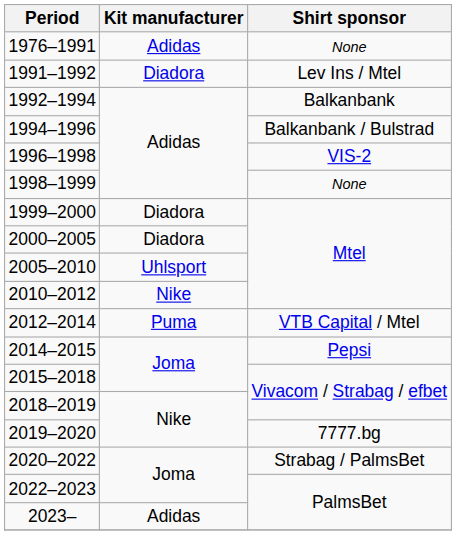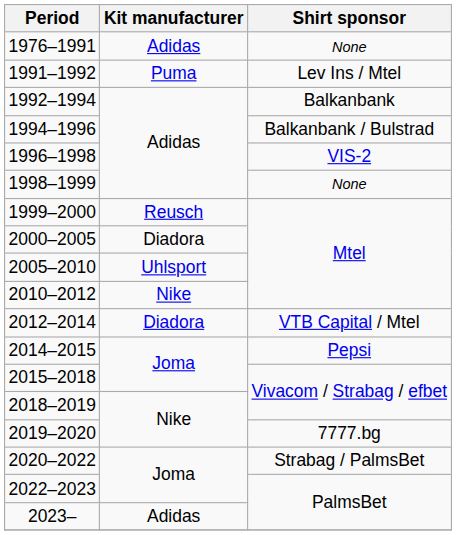(174, 73) Diadora -> (174, 73) Puma
(174, 211) Diadora -> (174, 211) Reusch
(174, 322) Puma -> (174, 322) Diadora
